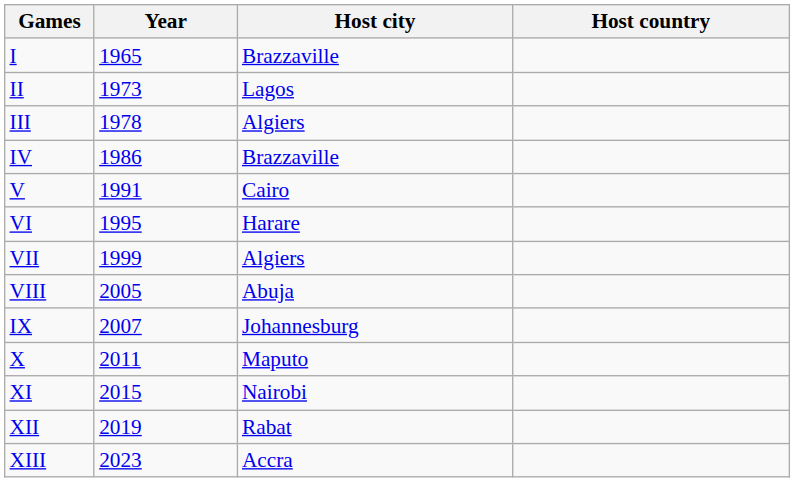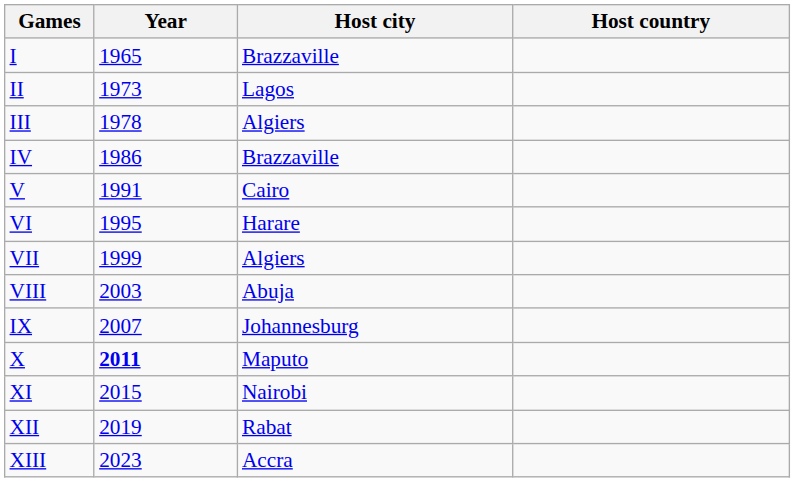(120, 291) 2005 -> (120, 291) 2003
(120, 358) normal -> (120, 358) bold
